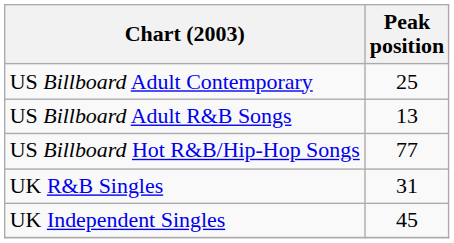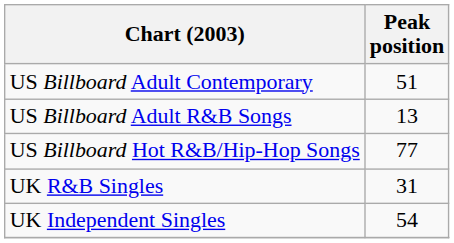(407, 81) 25 -> (407, 81) 51
(407, 220) 45 -> (407, 220) 54
